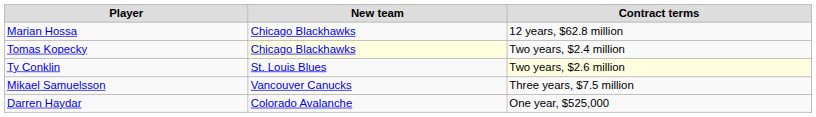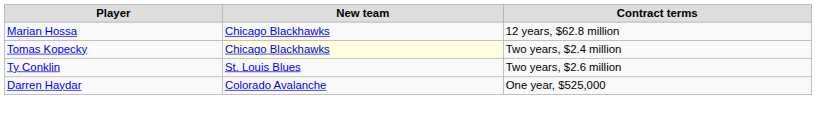(567, 67) lightyellow background -> (564, 67) no background
- row: (56, 85)
